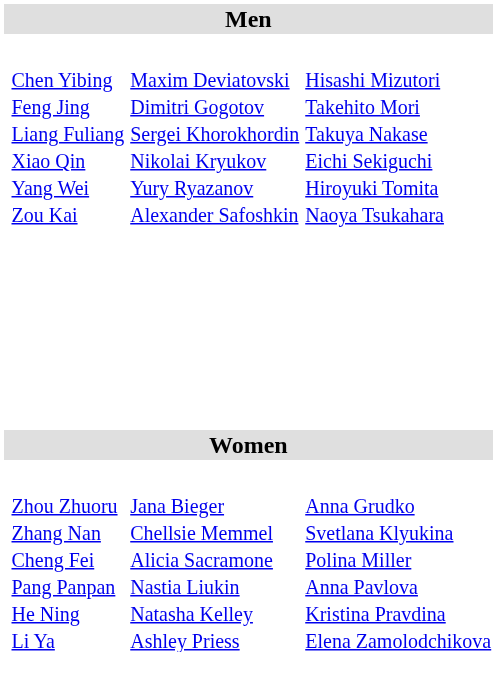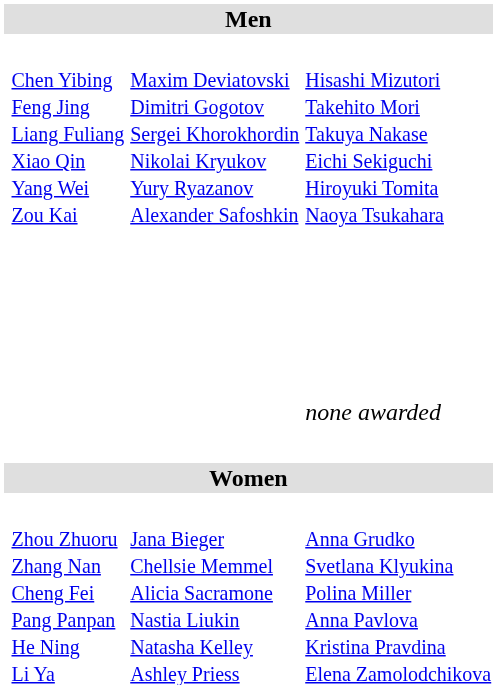+ row: (68, 412)
